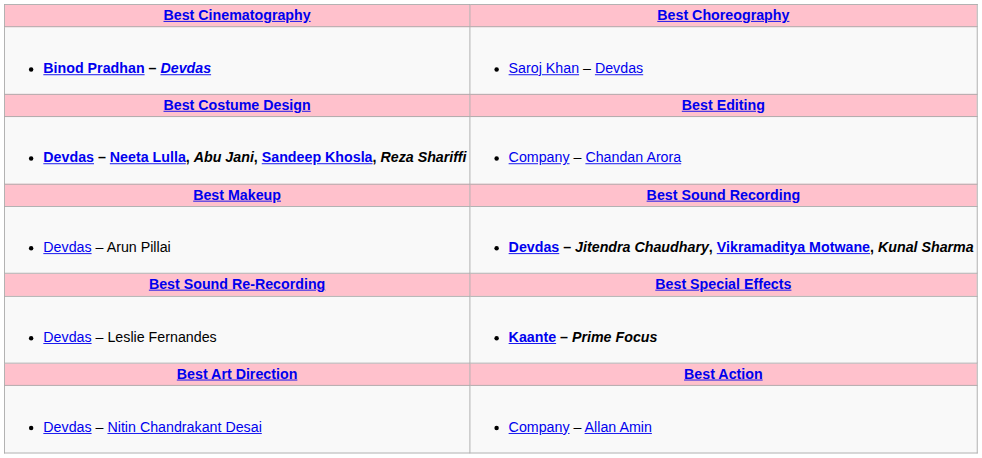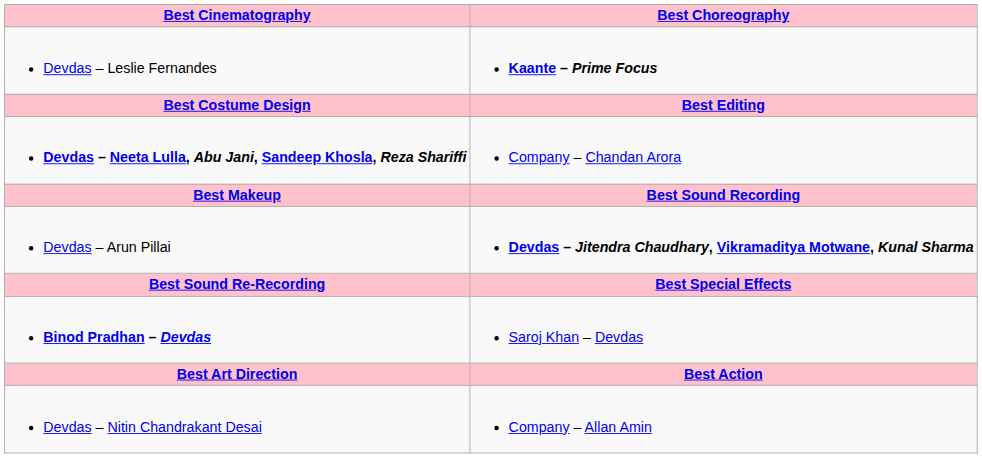rows swapped: (237, 69) <-> (237, 338)
